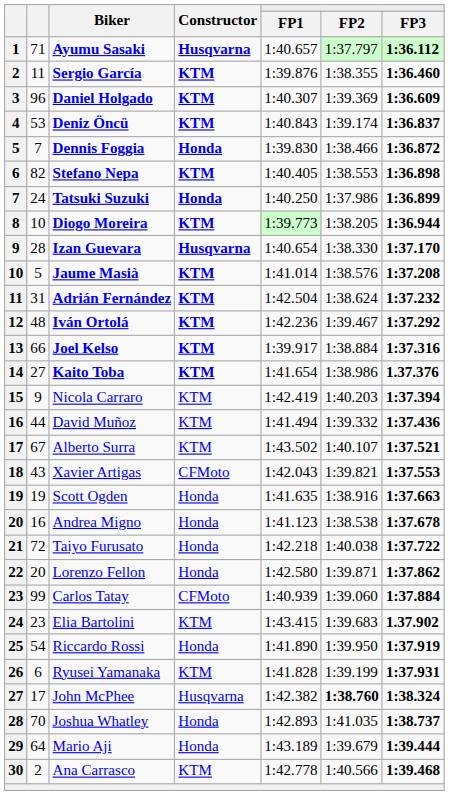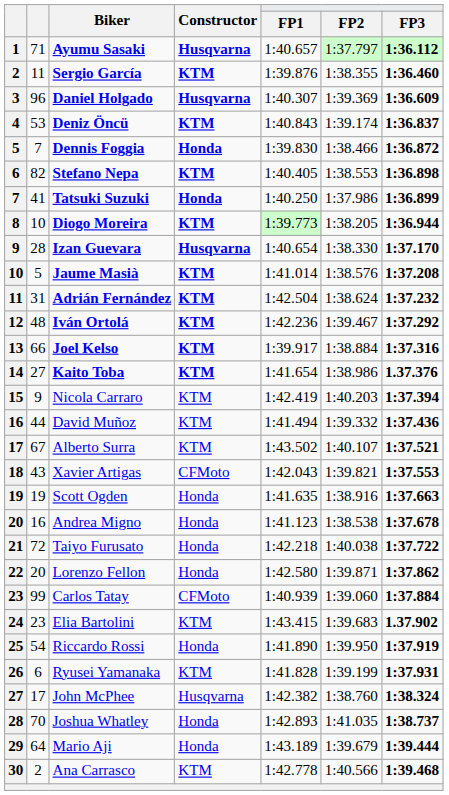(196, 98) KTM -> (214, 98) Husqvarna
(38, 198) 24 -> (38, 198) 41
(352, 696) bold -> (351, 696) normal
